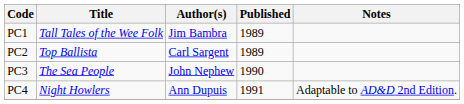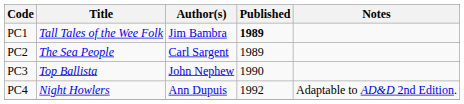(252, 33) normal -> (252, 33) bold
(68, 52) Top Ballista -> (77, 52) The Sea People
(77, 71) The Sea People -> (68, 71) Top Ballista
(252, 90) 1991 -> (252, 90) 1992
